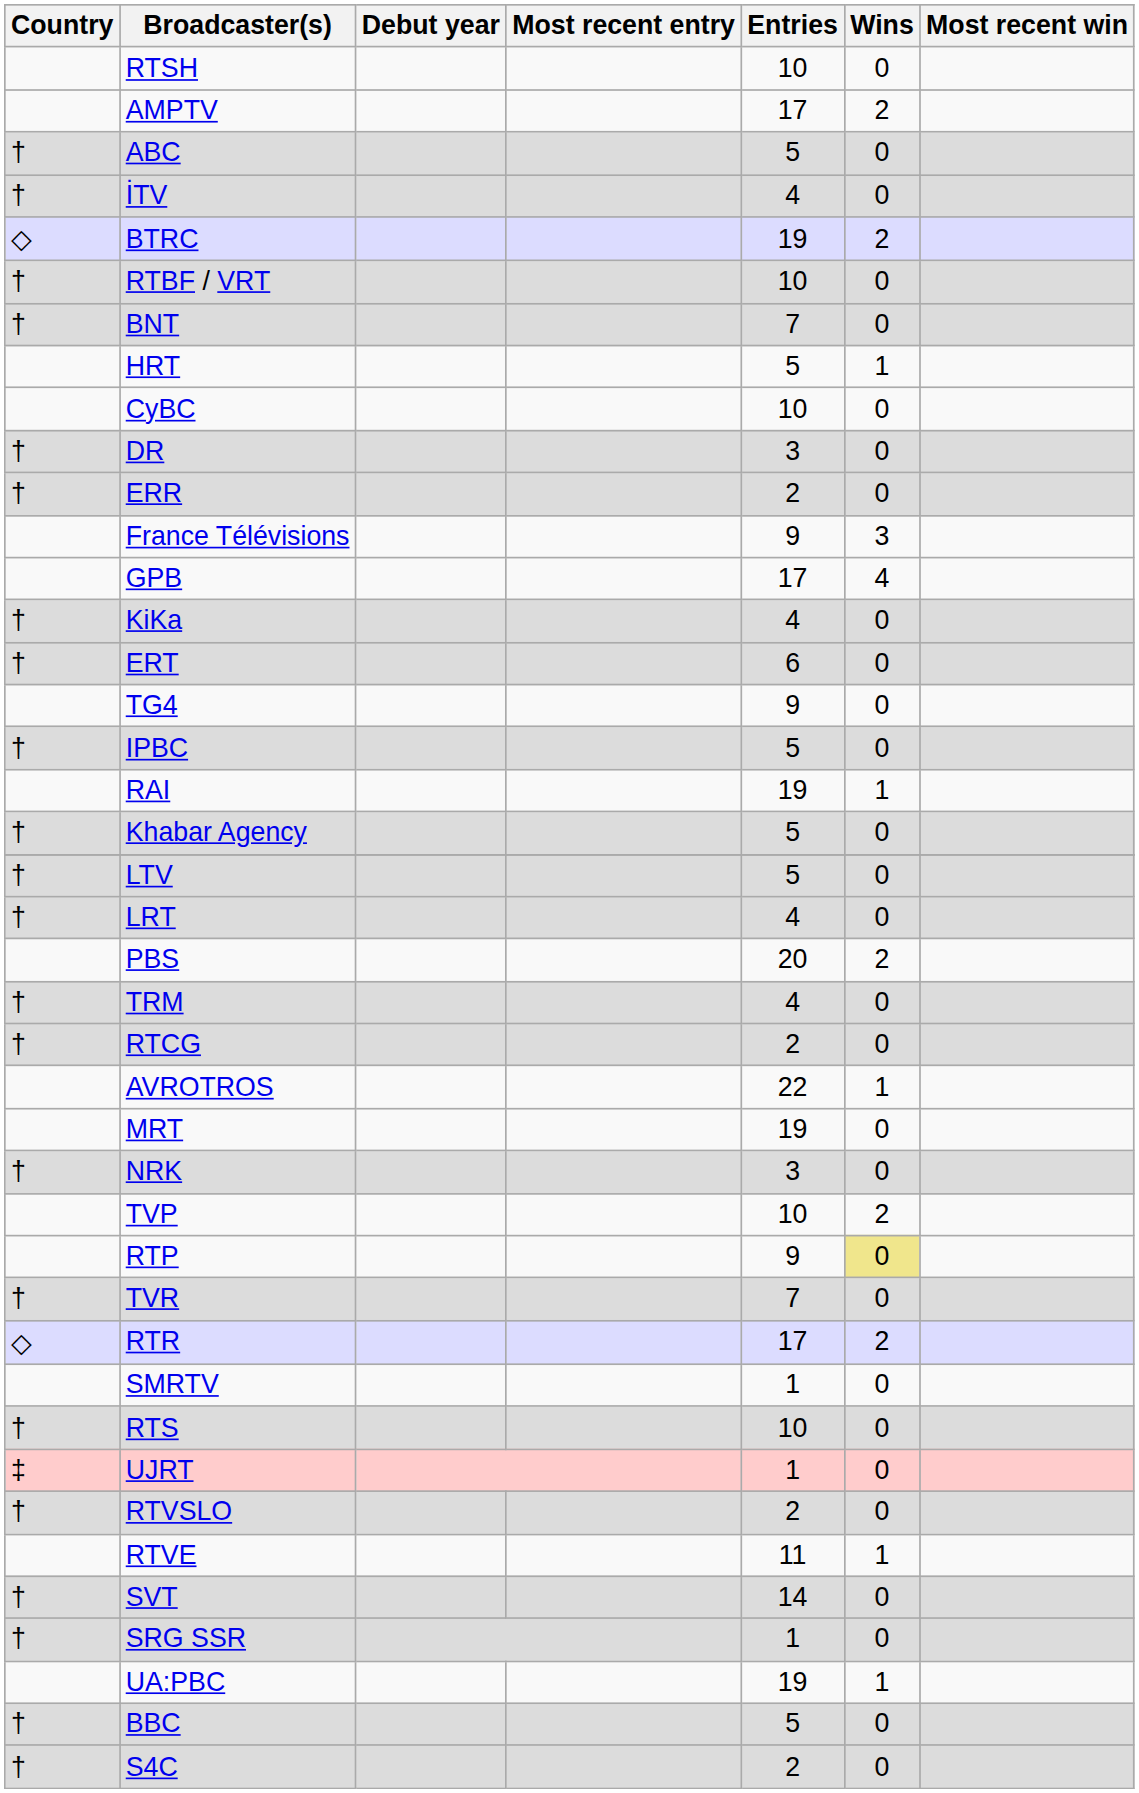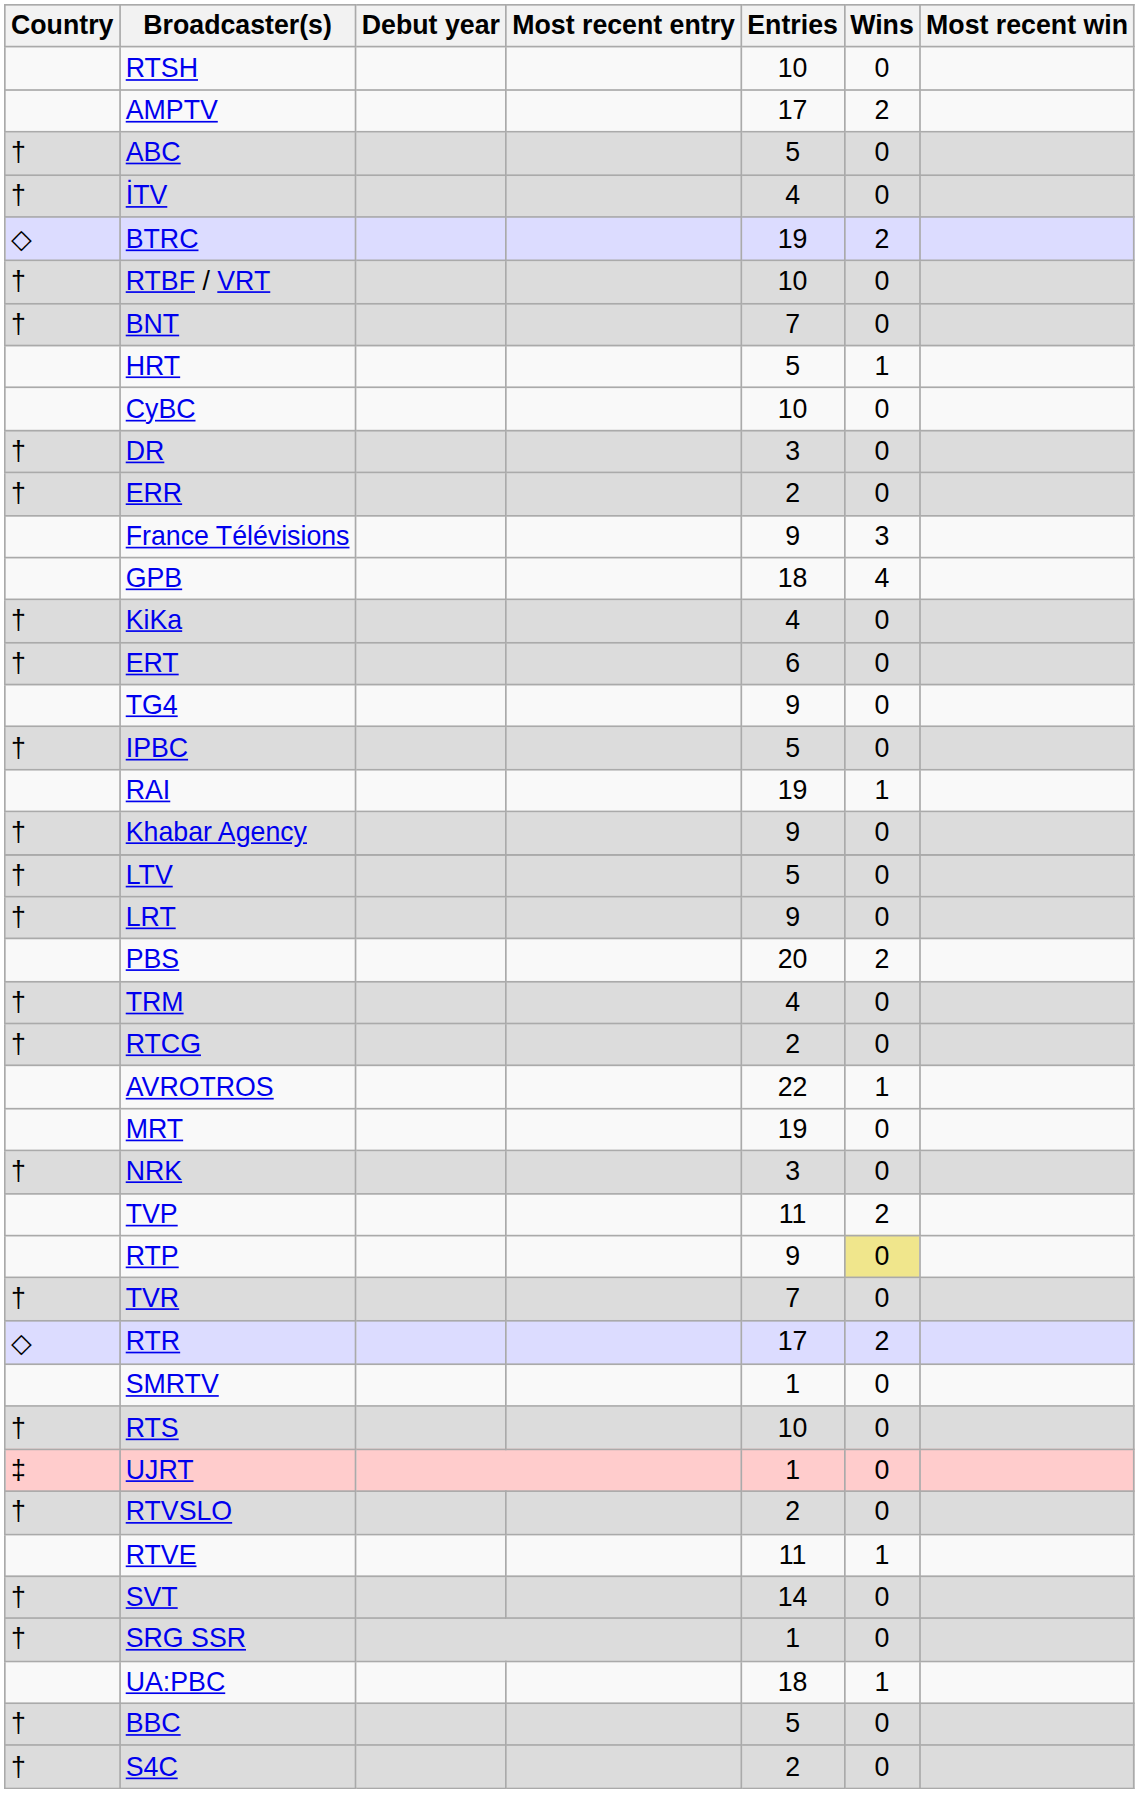(793, 578) 17 -> (793, 578) 18
(793, 832) 5 -> (793, 832) 9
(793, 917) 4 -> (793, 917) 9
(793, 1213) 10 -> (793, 1213) 11
(793, 1681) 19 -> (793, 1681) 18
